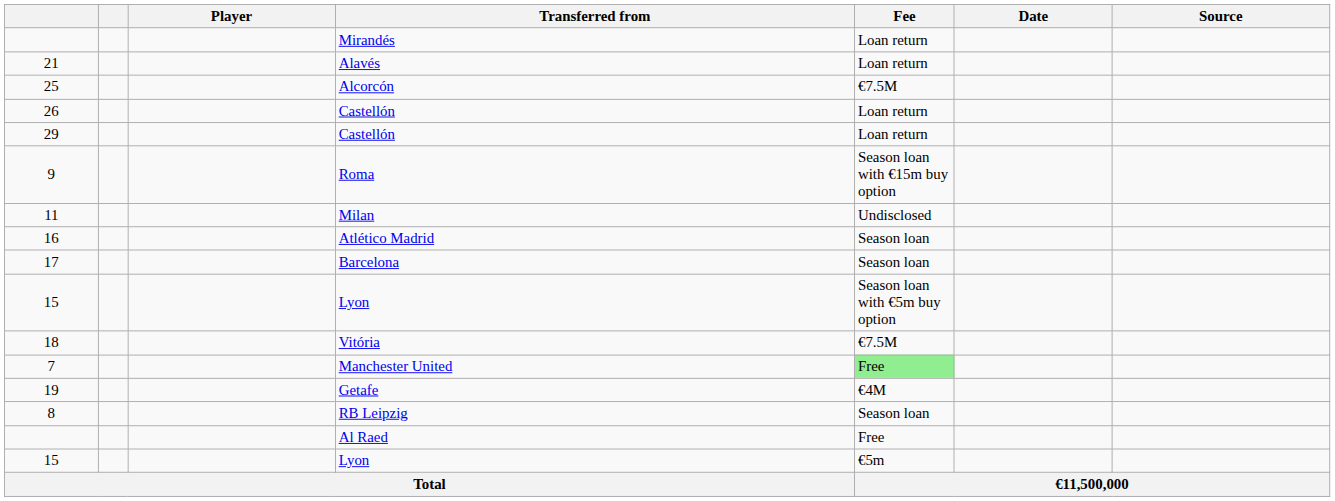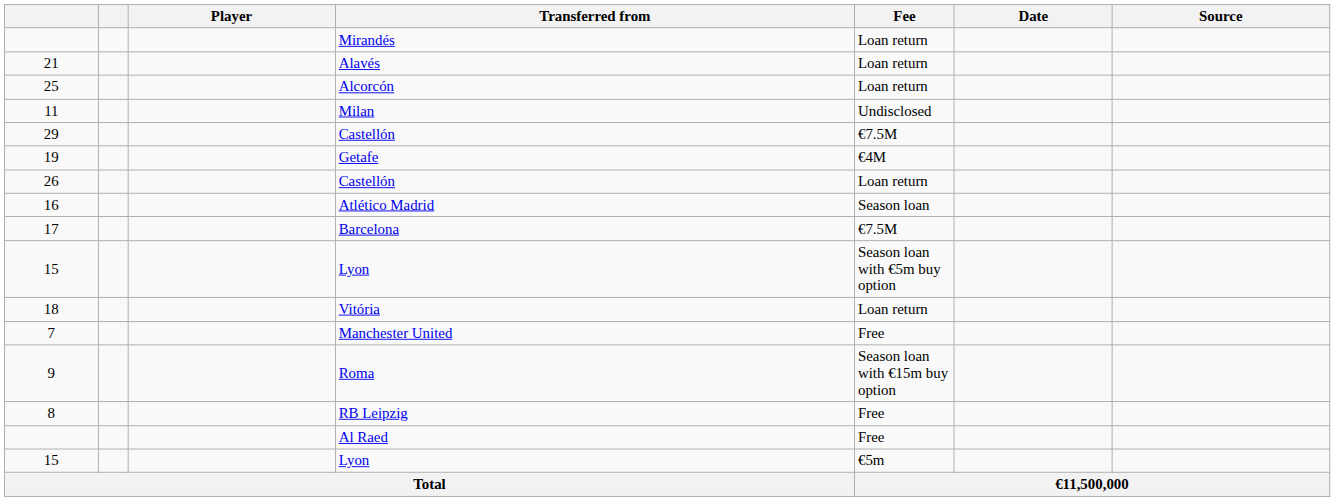(878, 87) €7.5M -> (893, 87) Loan return
rows swapped: (51, 110) <-> (51, 214)
(893, 134) Loan return -> (878, 134) €7.5M
rows swapped: (51, 390) <-> (51, 174)
(894, 262) Season loan -> (878, 228) €7.5M
(878, 342) €7.5M -> (893, 309) Loan return
(871, 366) lightgreen background -> (871, 332) no background
(894, 413) Season loan -> (871, 413) Free
